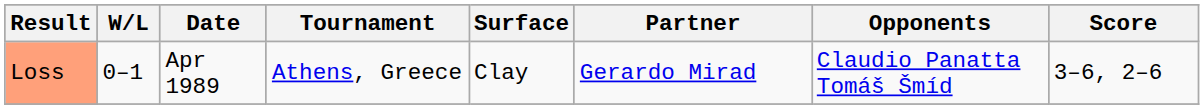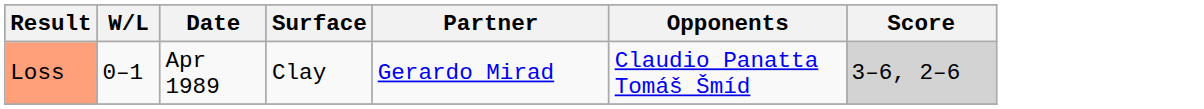- column: (368, 23)
(1108, 73) no background -> (906, 73) lightgrey background
